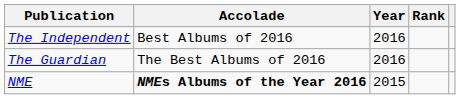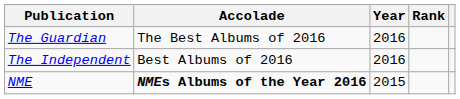rows swapped: (57, 60) <-> (69, 38)
